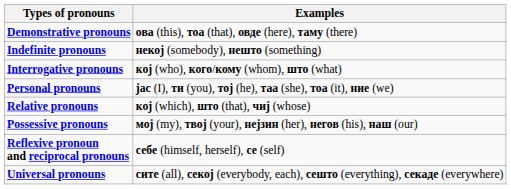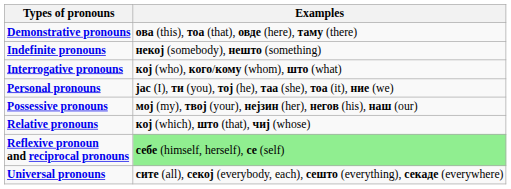rows swapped: (57, 124) <-> (53, 106)
(210, 149) no background -> (210, 149) lightgreen background
